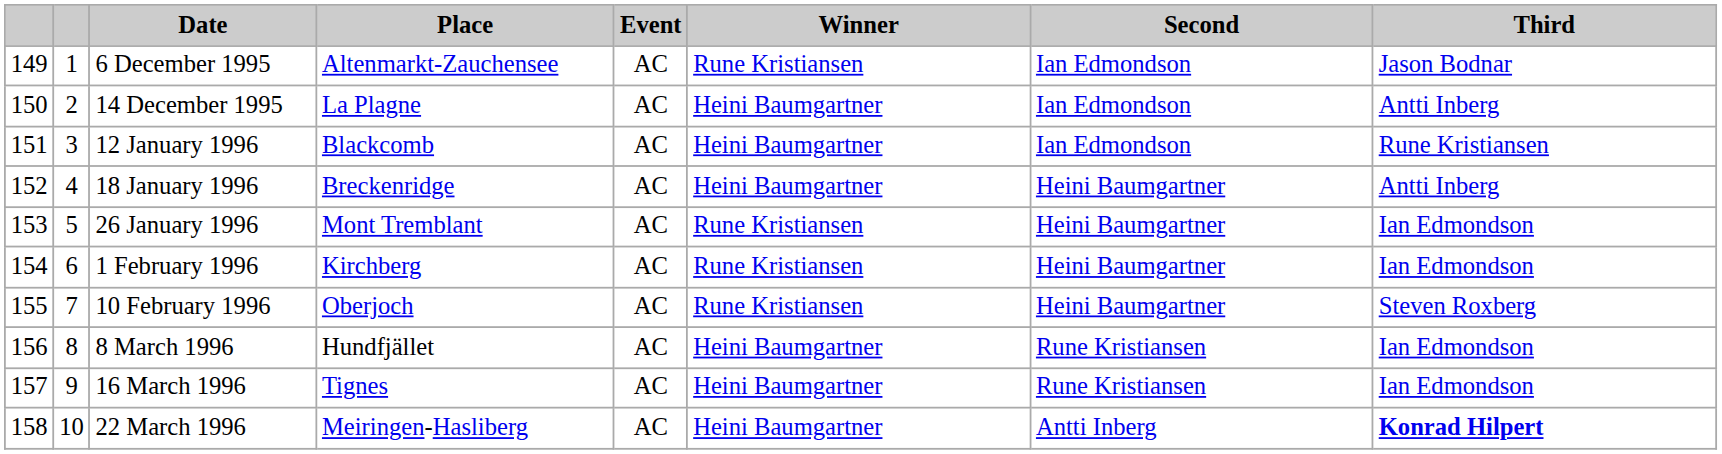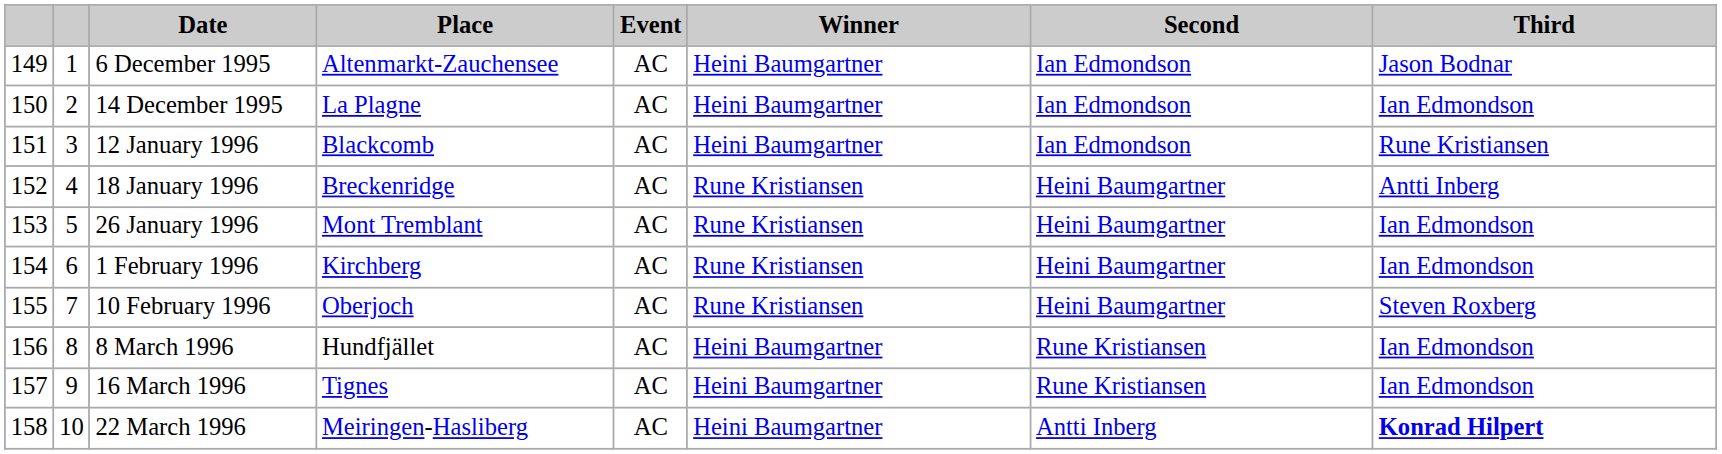(778, 64) Rune Kristiansen -> (788, 64) Heini Baumgartner
(1439, 104) Antti Inberg -> (1456, 104) Ian Edmondson
(788, 185) Heini Baumgartner -> (778, 185) Rune Kristiansen
